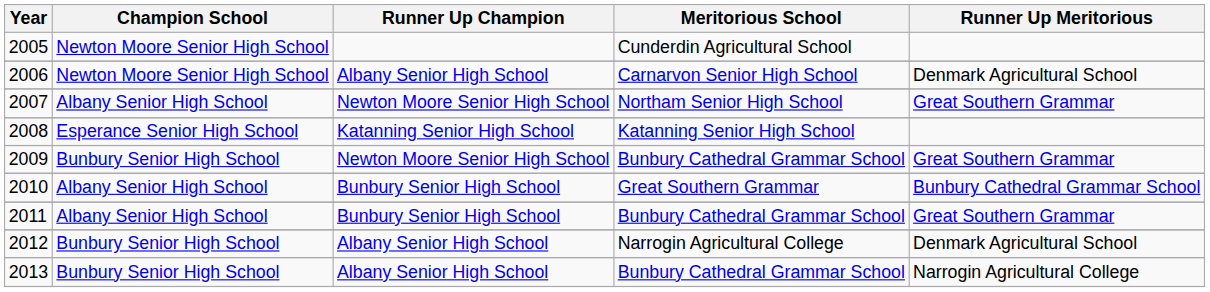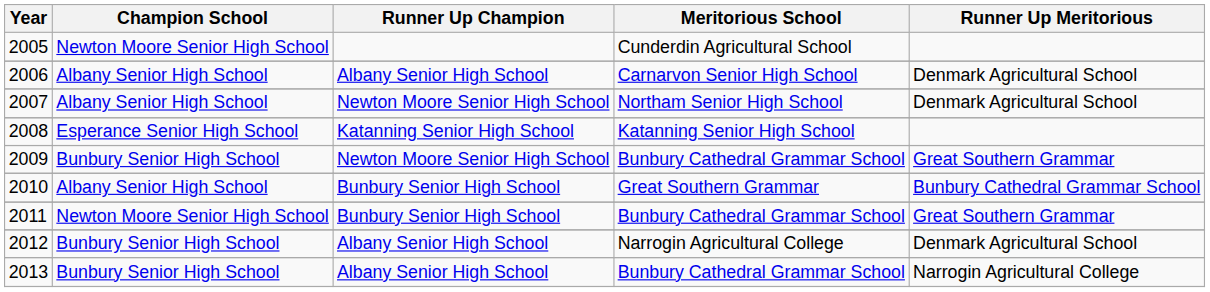(193, 74) Newton Moore Senior High School -> (162, 74) Albany Senior High School
(1014, 103) Great Southern Grammar -> (1025, 103) Denmark Agricultural School
(162, 215) Albany Senior High School -> (193, 215) Newton Moore Senior High School
